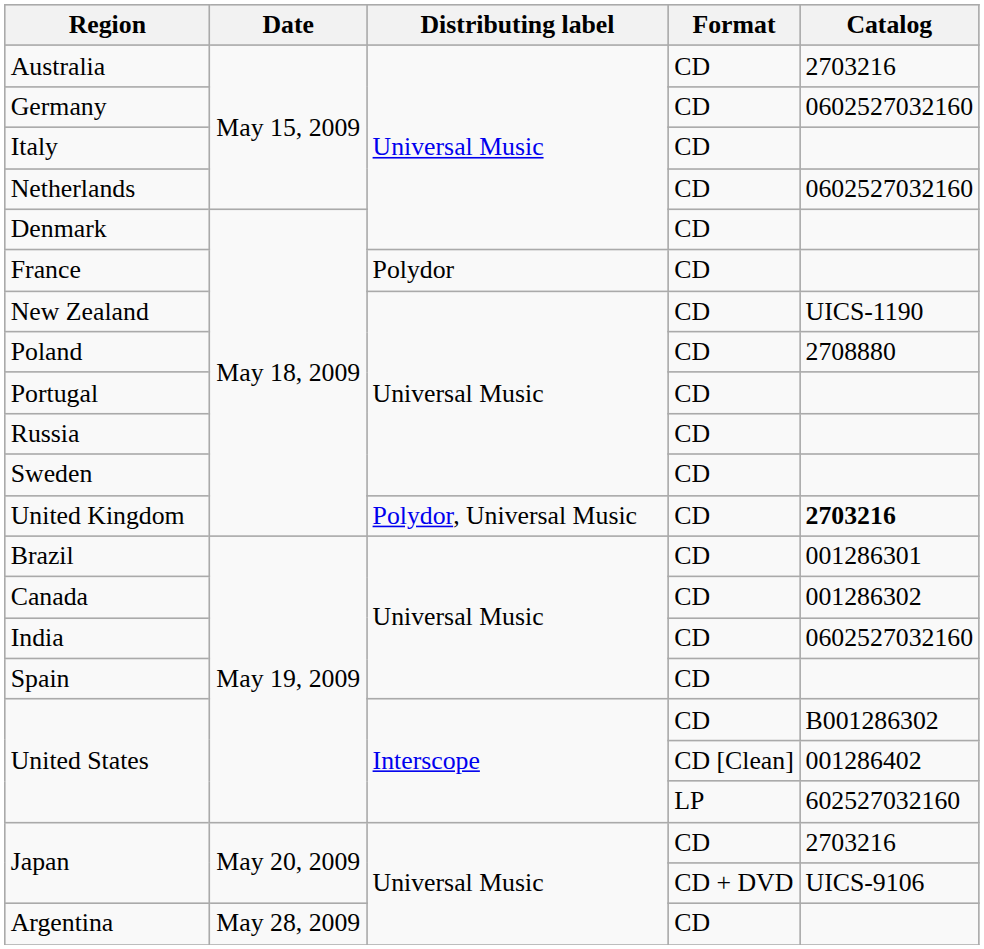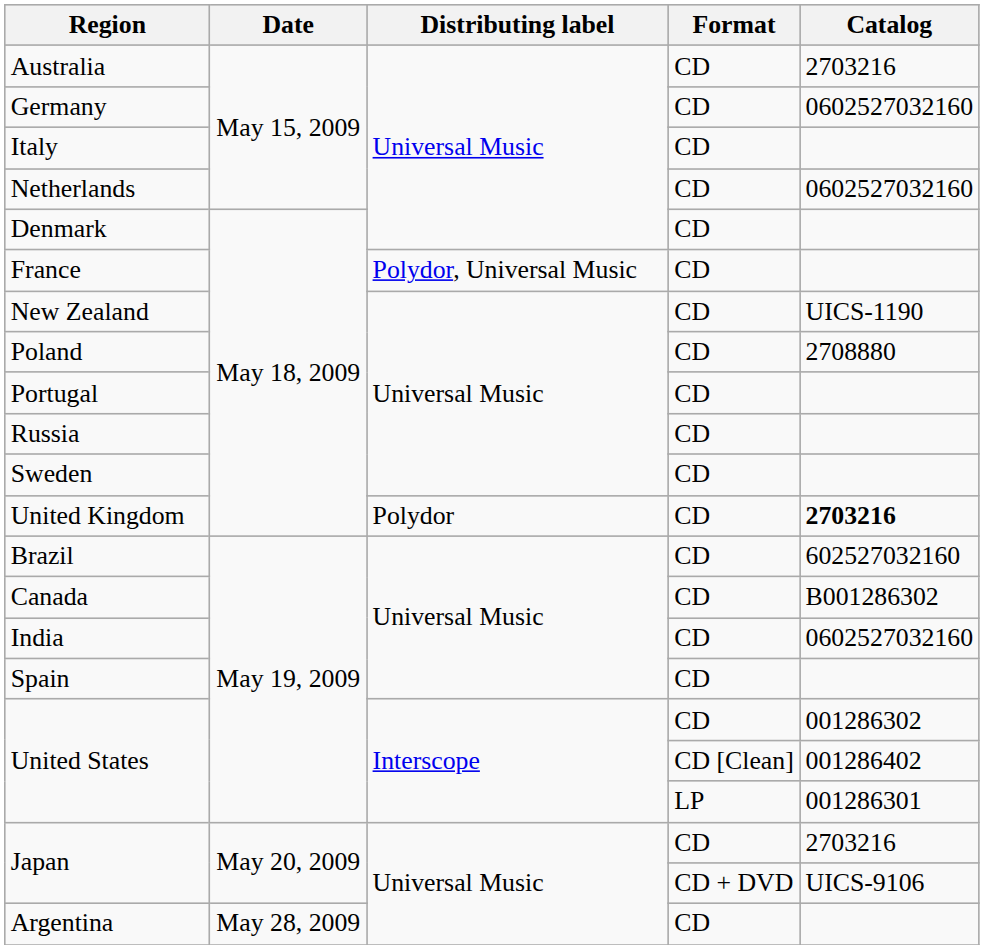(413, 270) Polydor -> (505, 270) Polydor, Universal Music
(505, 515) Polydor, Universal Music -> (413, 515) Polydor
(864, 556) 001286301 -> (883, 556) 602527032160
(864, 596) 001286302 -> (872, 596) B001286302
(872, 719) B001286302 -> (864, 719) 001286302
(883, 801) 602527032160 -> (864, 801) 001286301
